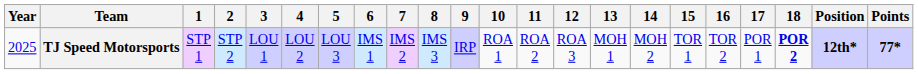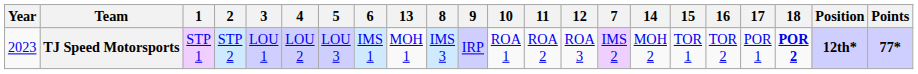columns swapped: (402, 15) <-> (610, 15)
(22, 47) 2025 -> (22, 47) 2023
